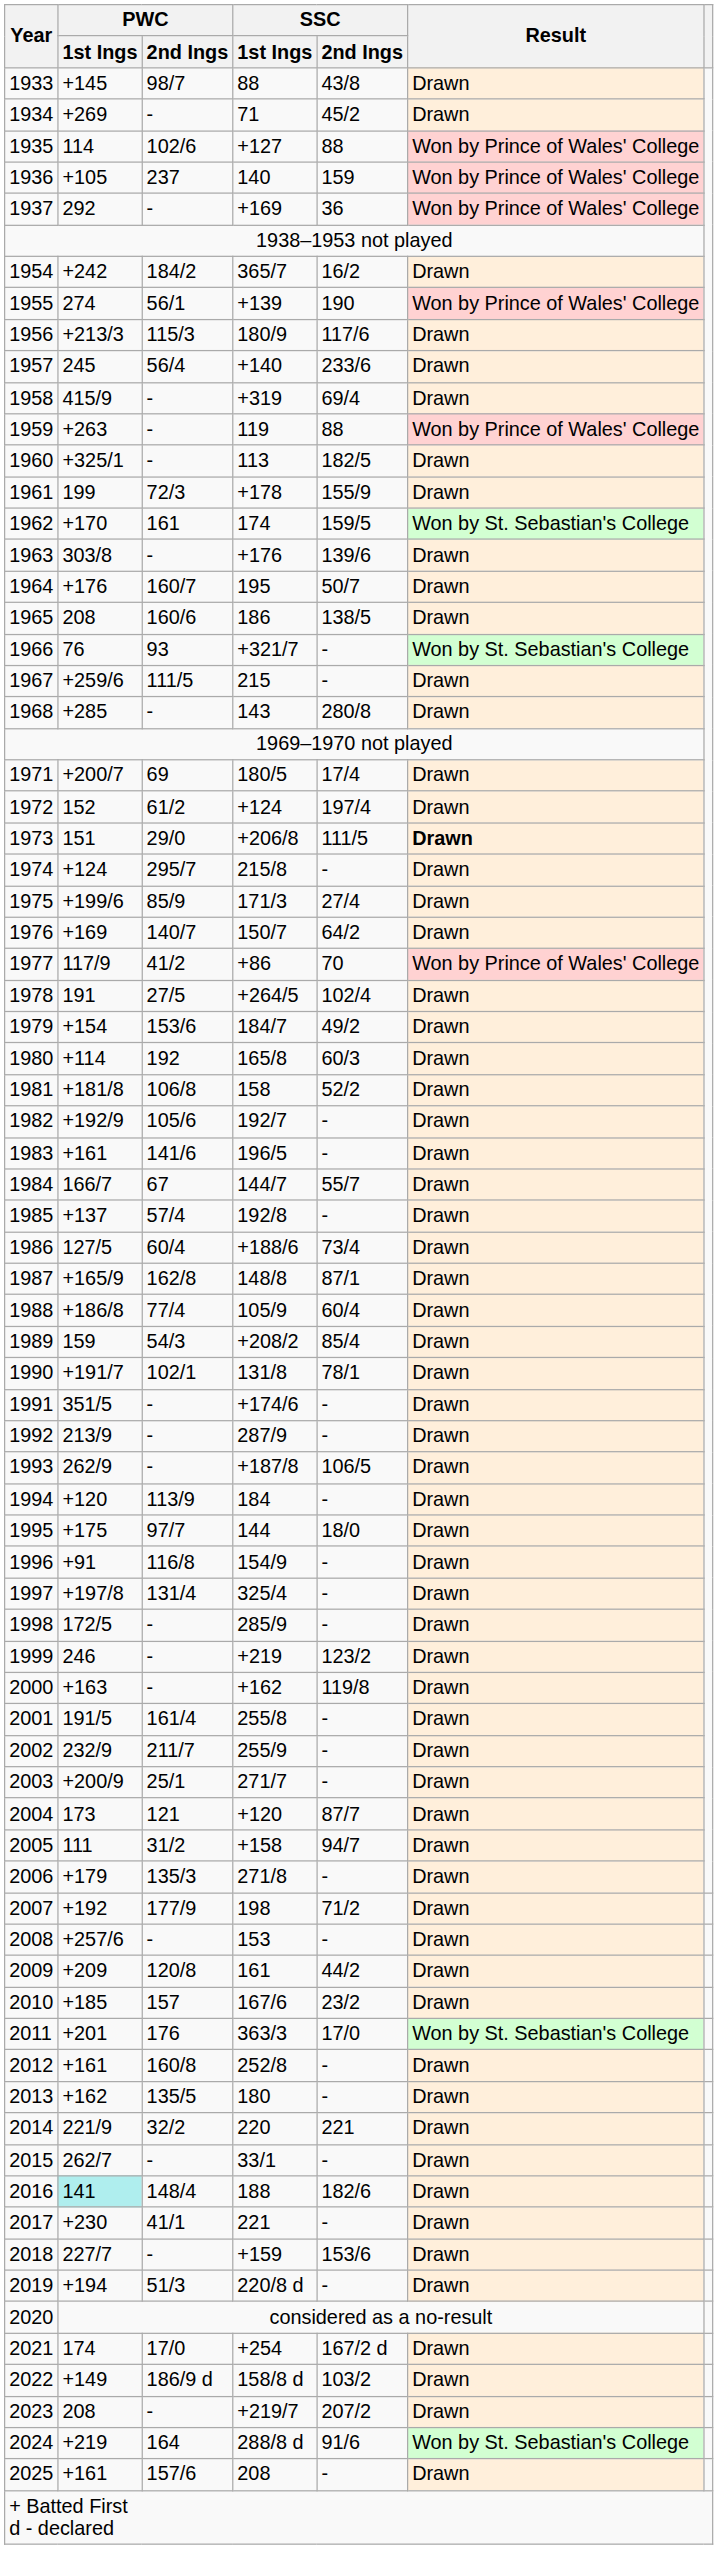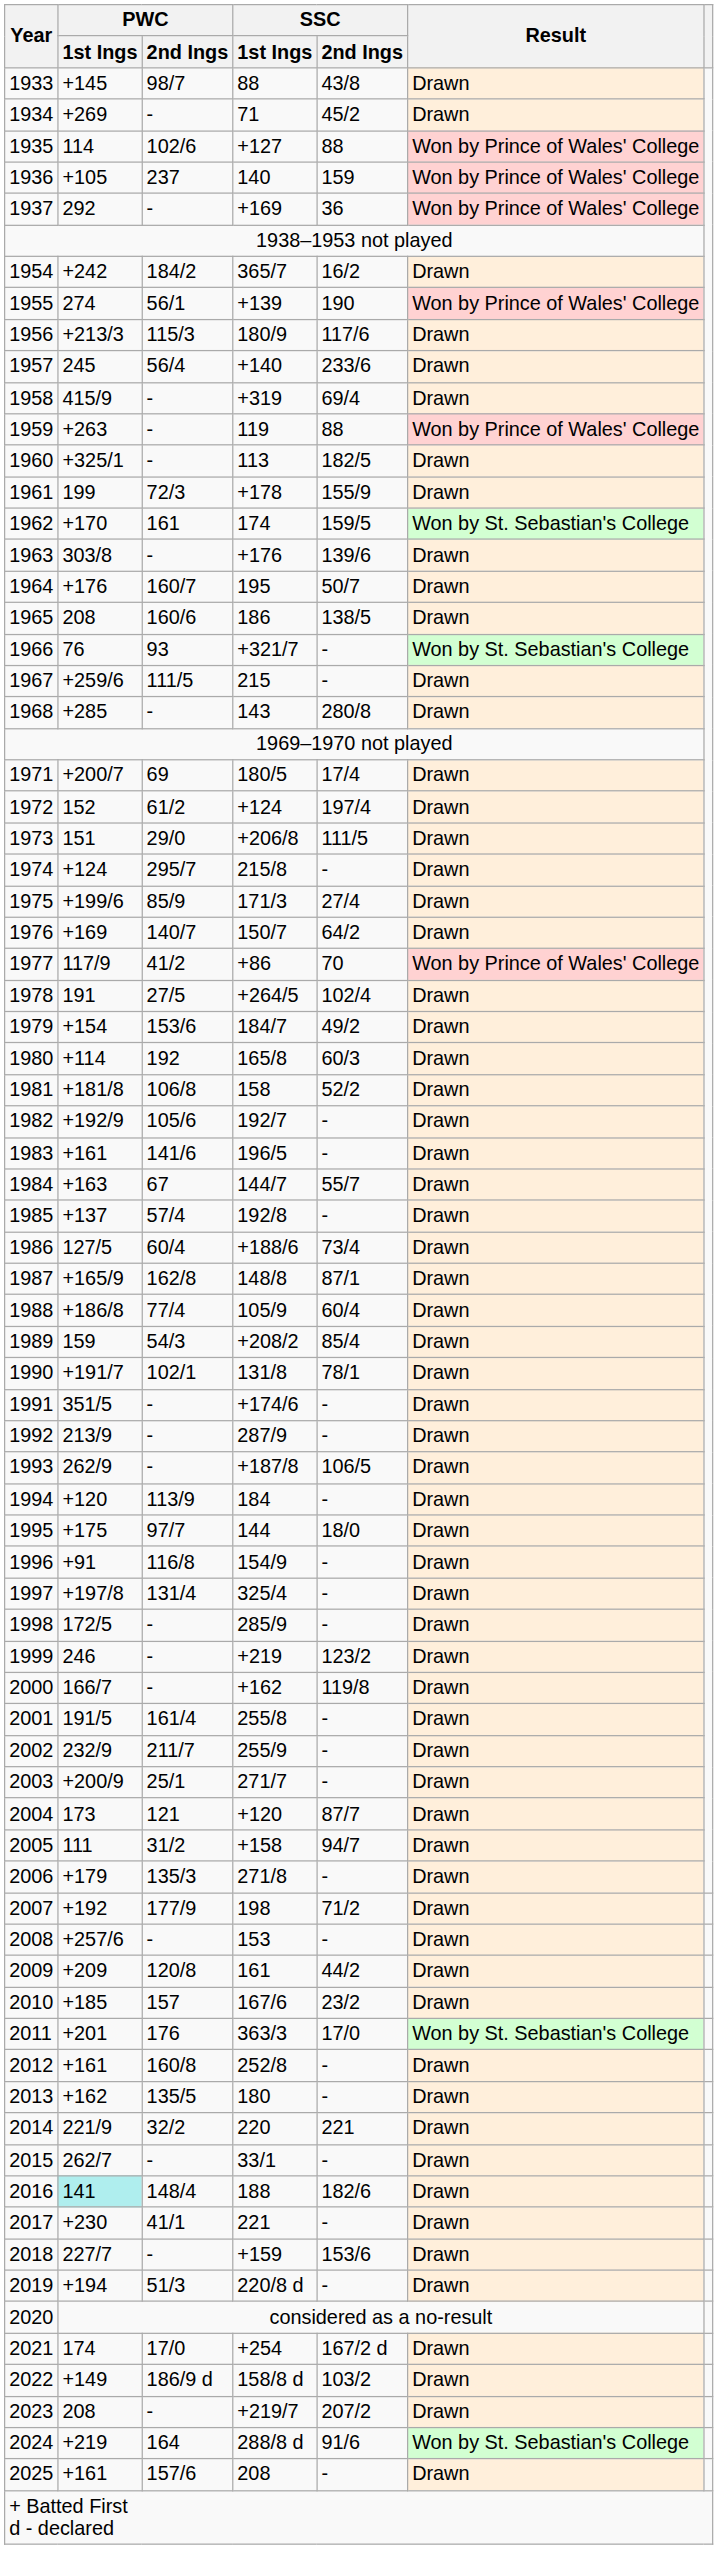(442, 838) bold -> (441, 838) normal
(87, 1184) 166/7 -> (85, 1184) +163
(85, 1687) +163 -> (87, 1687) 166/7
